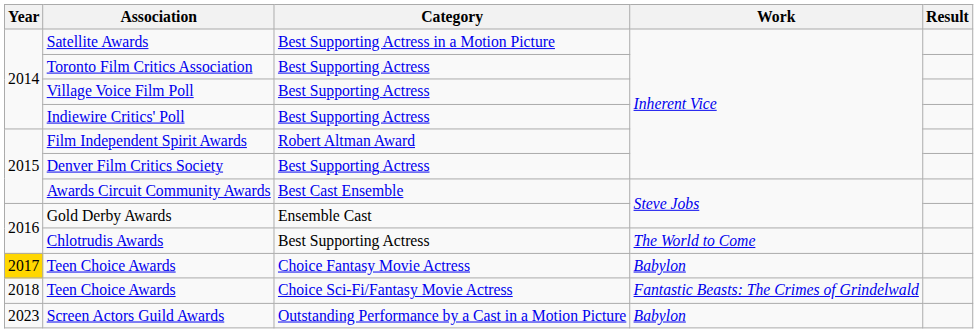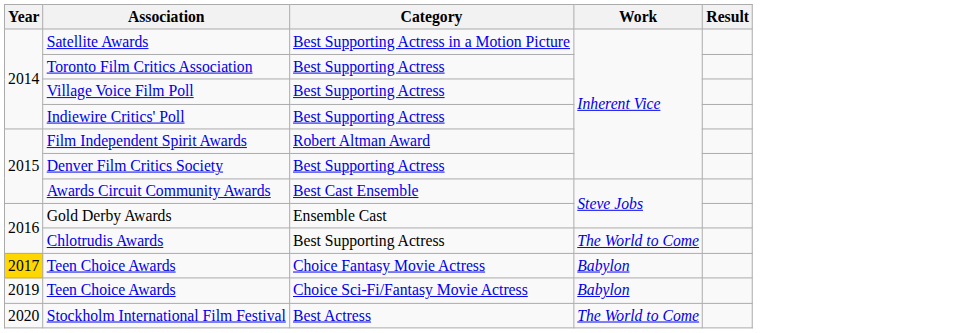(24, 290) 2018 -> (24, 290) 2019
(776, 290) Fantastic Beasts: The Crimes of Grindelwald -> (603, 290) Babylon
+ row: (166, 315)
- row: (135, 315)
